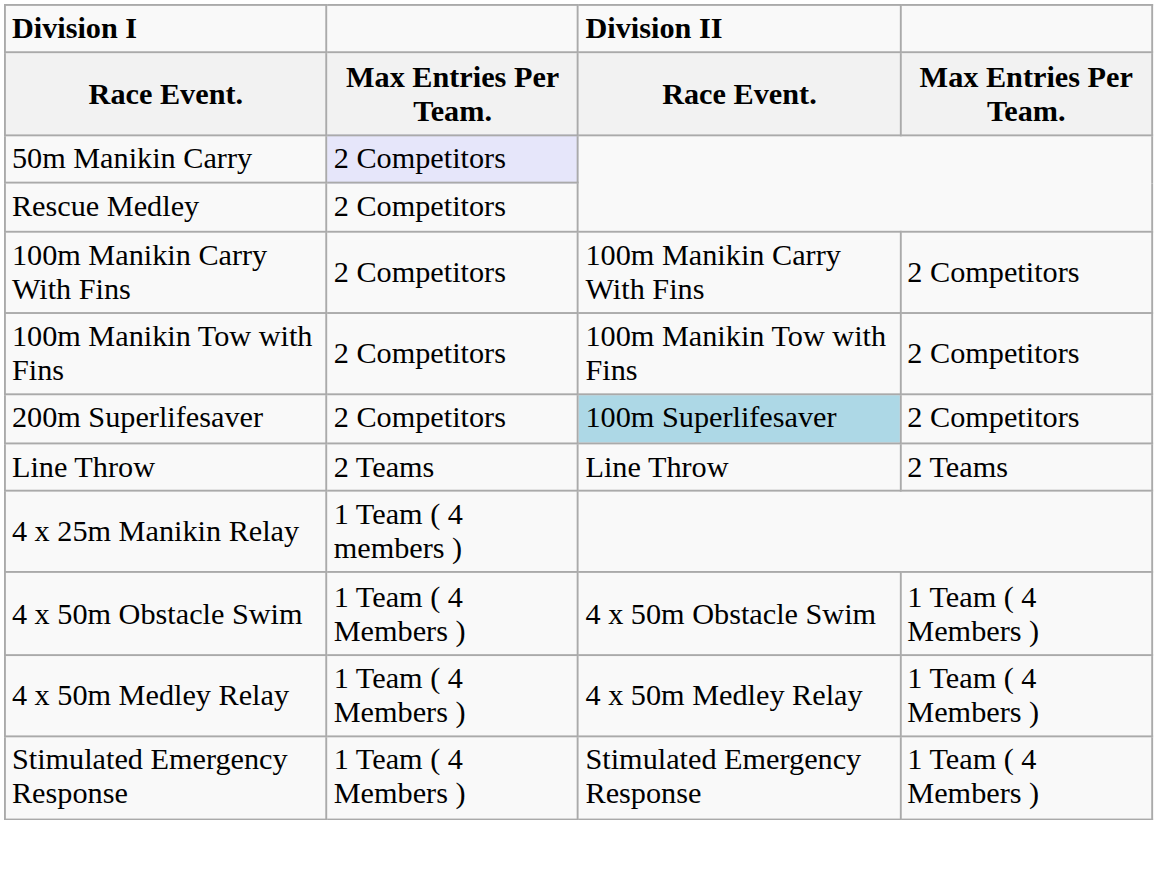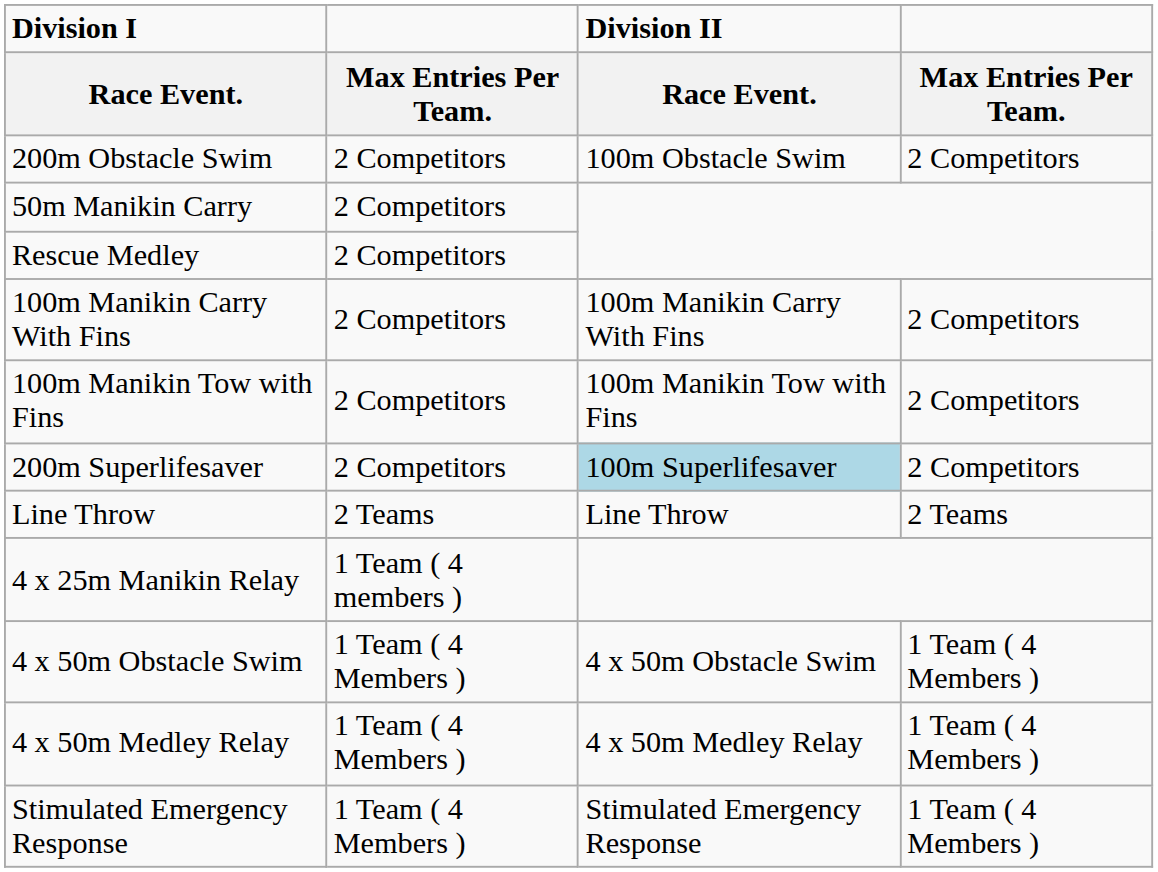+ row: (142, 158)
(420, 158) lavender background -> (420, 206) no background
